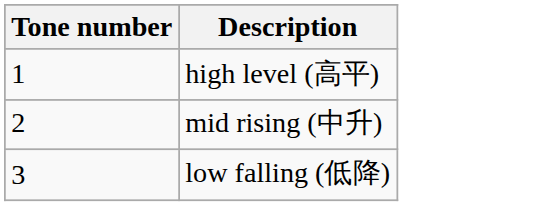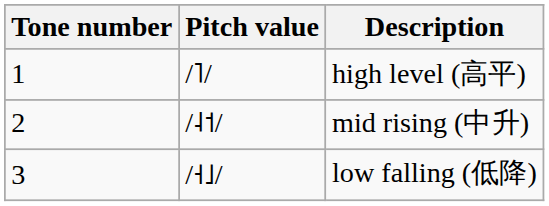+ column: (252, 26)
